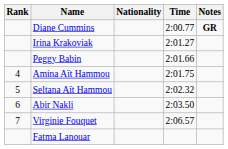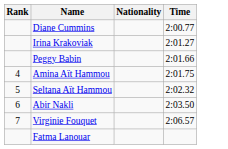- column: (210, 12)
